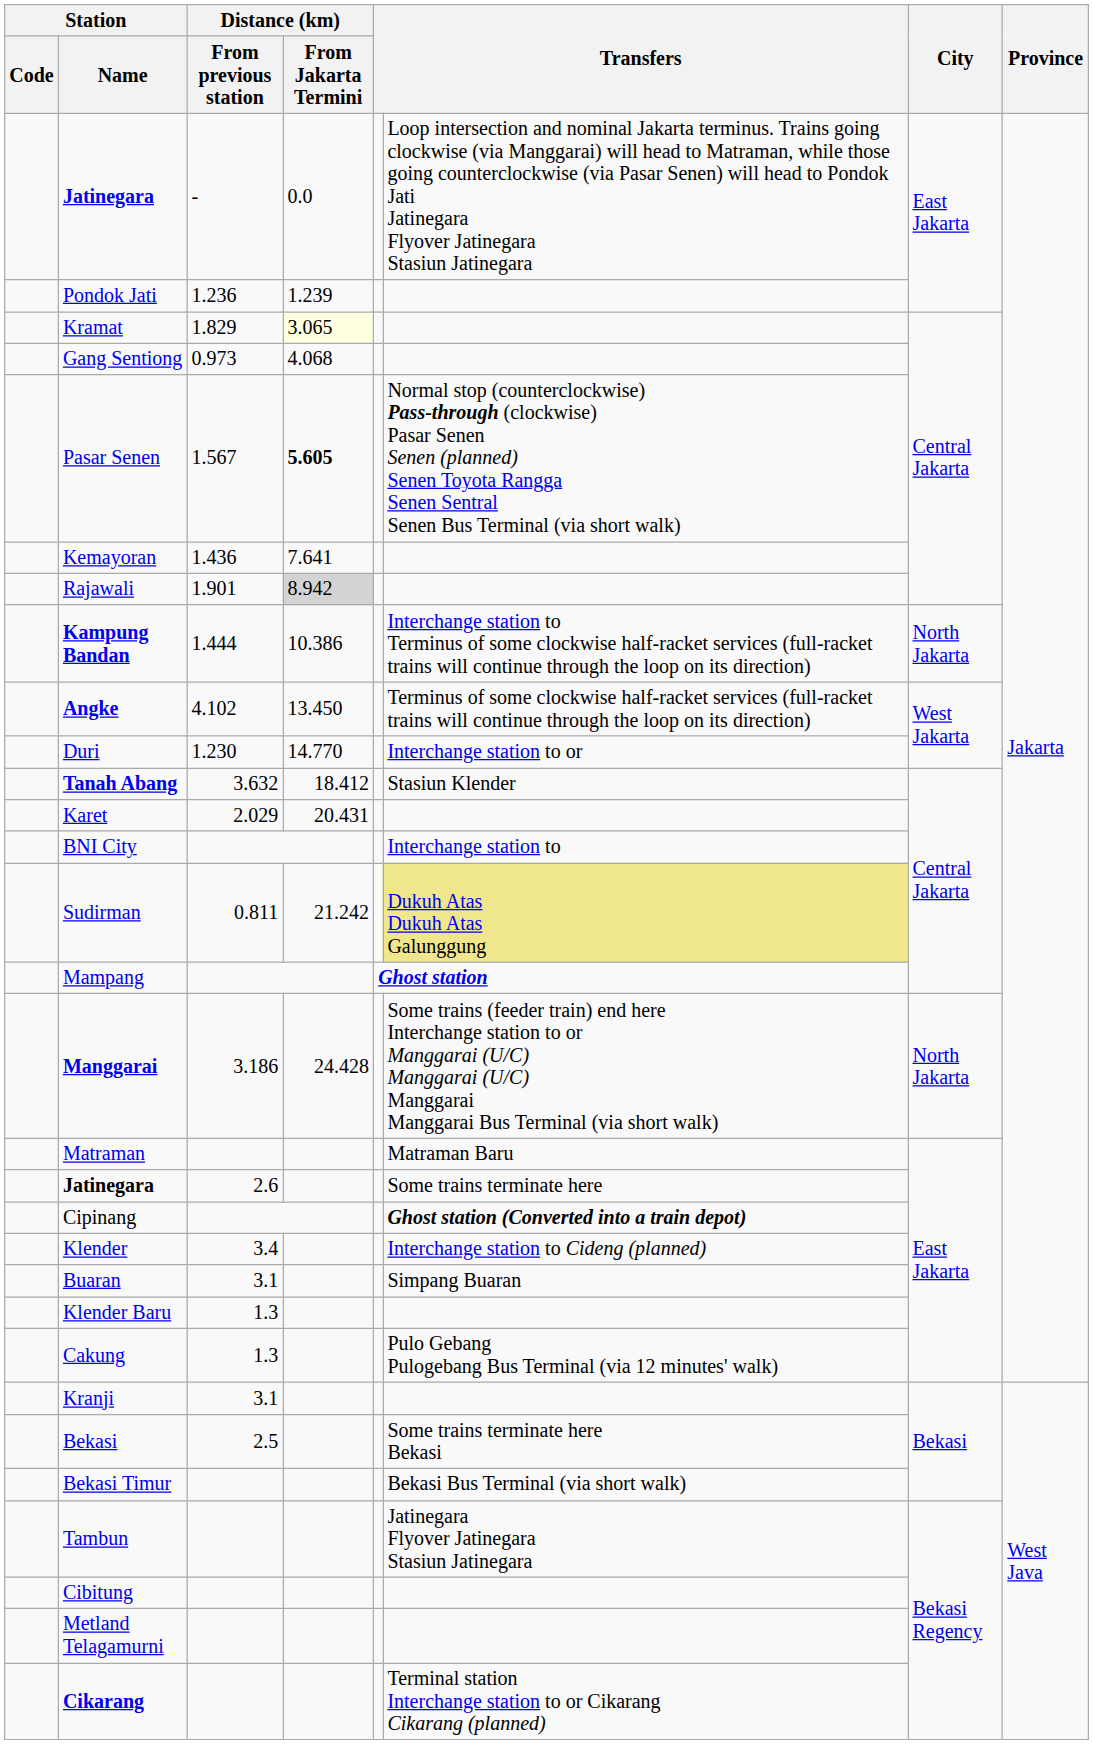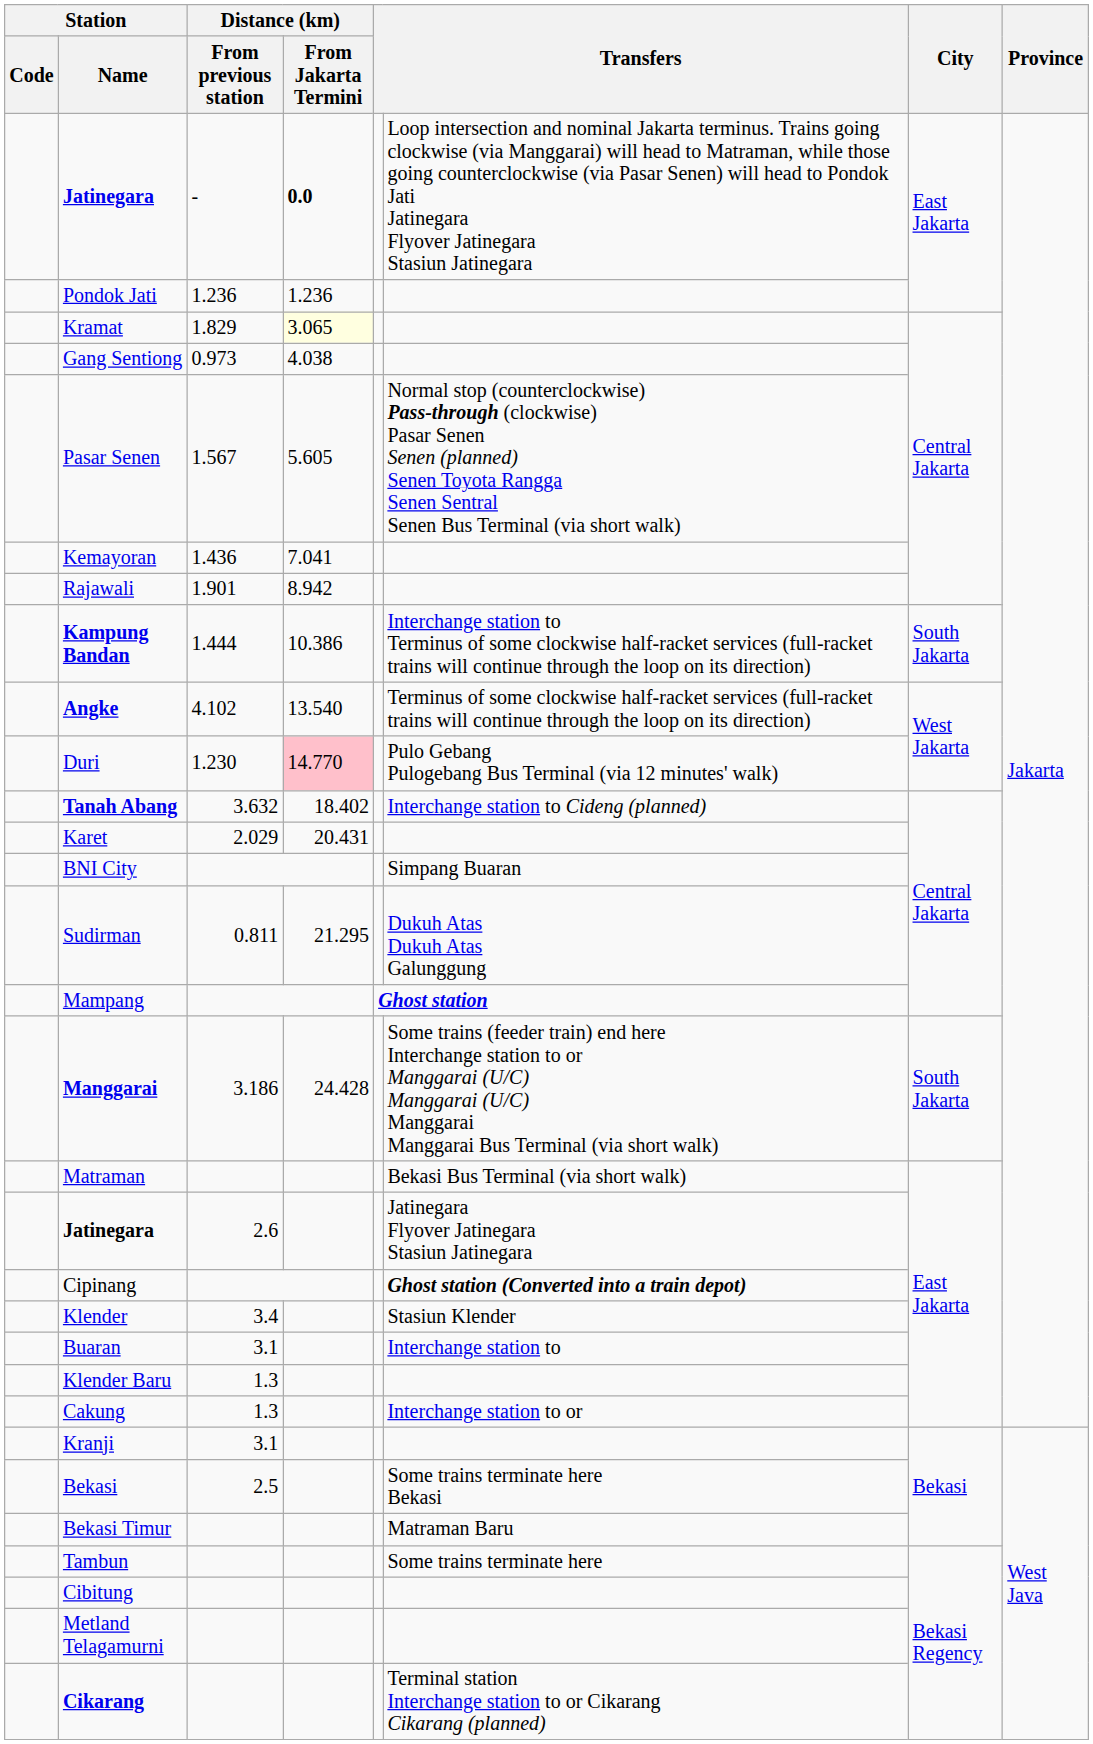(300, 196) normal -> (300, 196) bold
(310, 295) 1.239 -> (310, 295) 1.236
(310, 358) 4.068 -> (310, 358) 4.038
(310, 458) bold -> (310, 458) normal
(310, 557) 7.641 -> (310, 557) 7.041
(310, 589) lightgrey background -> (310, 589) no background
(941, 643) North Jakarta -> (941, 643) South Jakarta
(315, 708) 13.450 -> (315, 708) 13.540
(315, 751) no background -> (315, 763) pink background
(485, 751) Interchange station to or -> (583, 763) Pulo Gebang Pulogebang Bus Terminal (via 12 minutes' walk)
(341, 783) 18.412 -> (341, 805) 18.402
(452, 783) Stasiun Klender -> (547, 805) Interchange station to Cideng (planned)
(474, 846) Interchange station to -> (454, 869) Simpang Buaran
(341, 912) 21.242 -> (341, 934) 21.295
(437, 923) khaki background -> (437, 946) no background
(941, 1065) North Jakarta -> (941, 1088) South Jakarta
(450, 1153) Matraman Baru -> (537, 1176) Bekasi Bus Terminal (via short walk)
(495, 1185) Some trains terminate here -> (462, 1230) Jatinegara Flyover Jatinegara Stasiun Jatinegara
(547, 1248) Interchange station to Cideng (planned) -> (452, 1316) Stasiun Klender
(454, 1280) Simpang Buaran -> (474, 1348) Interchange station to
(583, 1355) Pulo Gebang Pulogebang Bus Terminal (via 12 minutes' walk) -> (485, 1411) Interchange station to or
(537, 1484) Bekasi Bus Terminal (via short walk) -> (450, 1529) Matraman Baru
(462, 1538) Jatinegara Flyover Jatinegara Stasiun Jatinegara -> (495, 1560) Some trains terminate here
